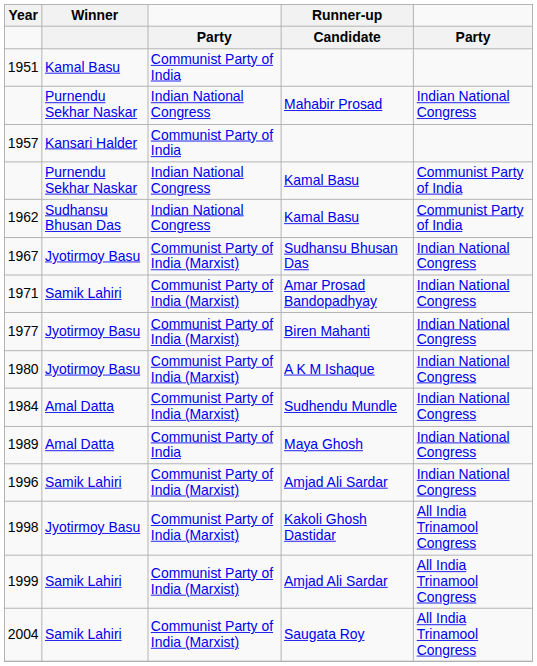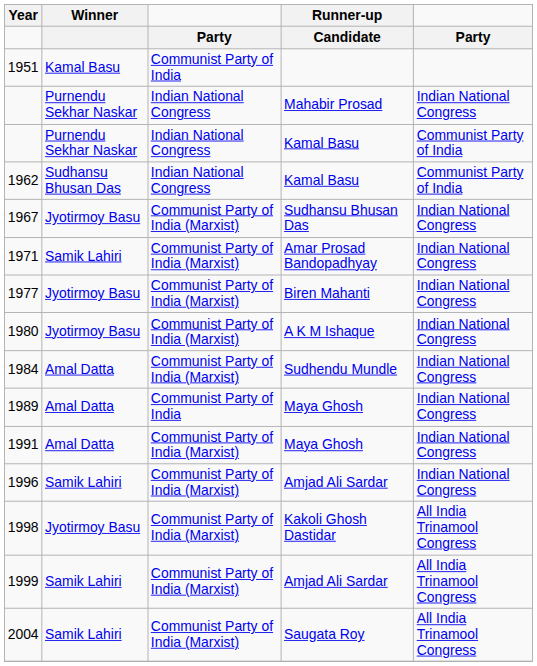- row: (23, 142)
+ row: (23, 444)
